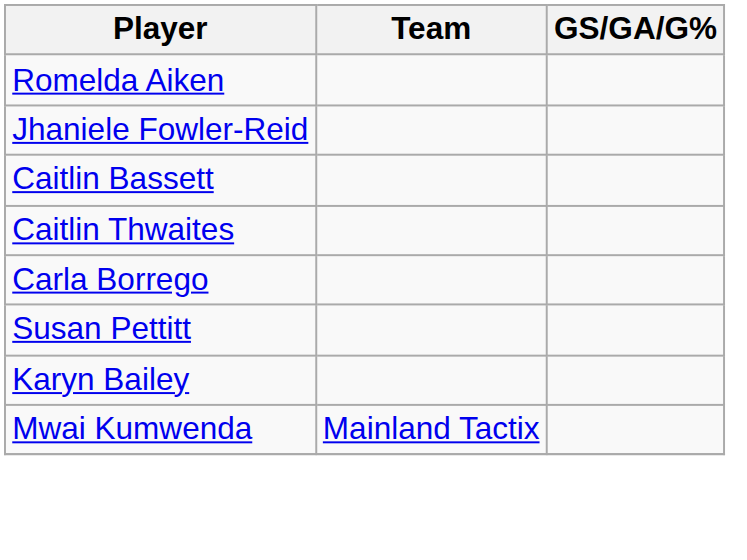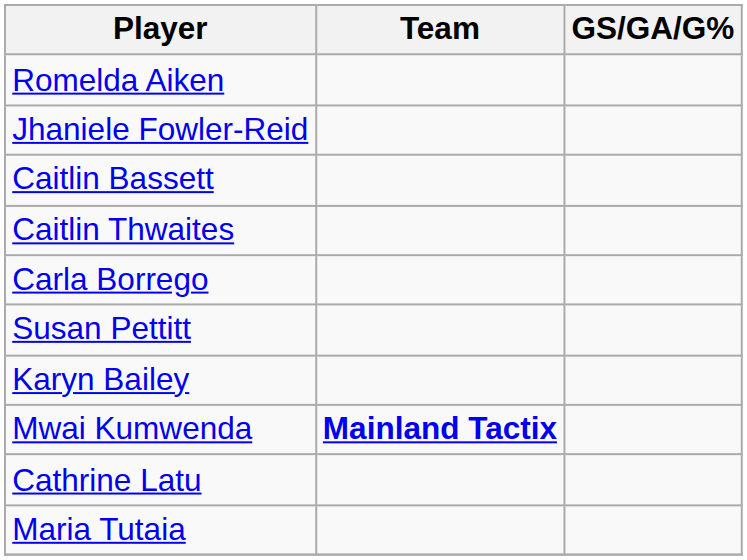(431, 429) normal -> (440, 429) bold
+ row: (107, 479)
+ row: (99, 529)
